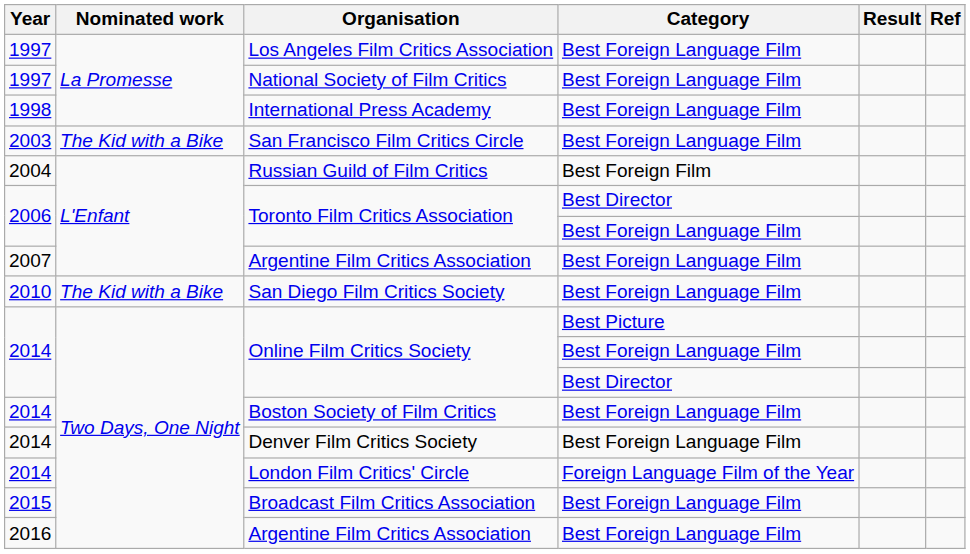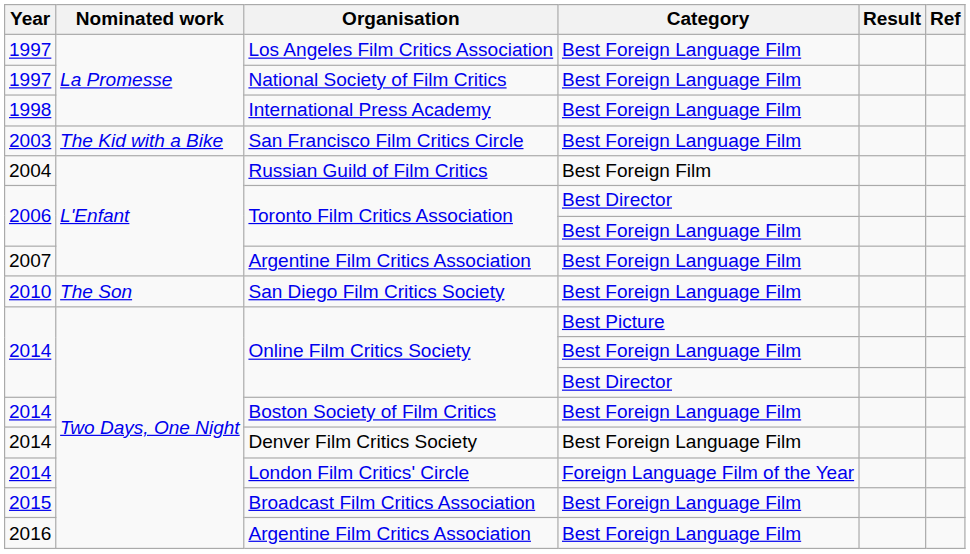(142, 291) The Kid with a Bike -> (96, 291) The Son
